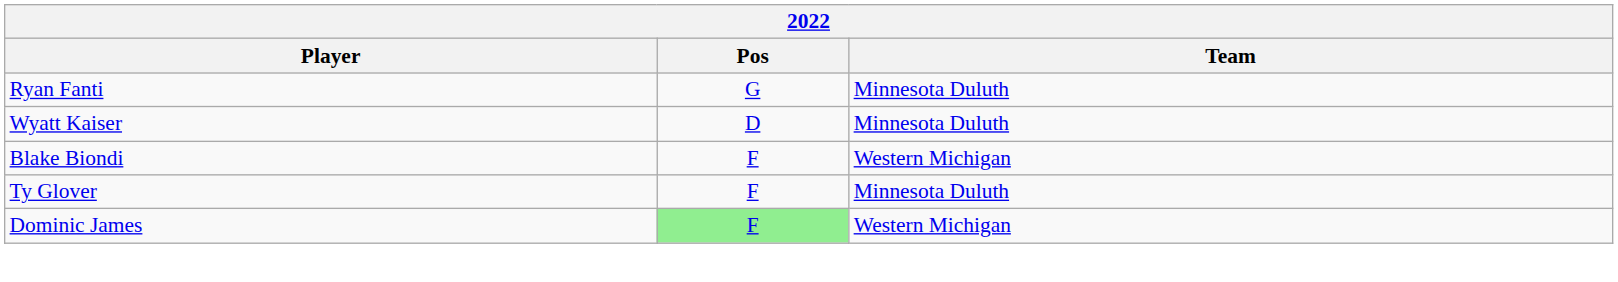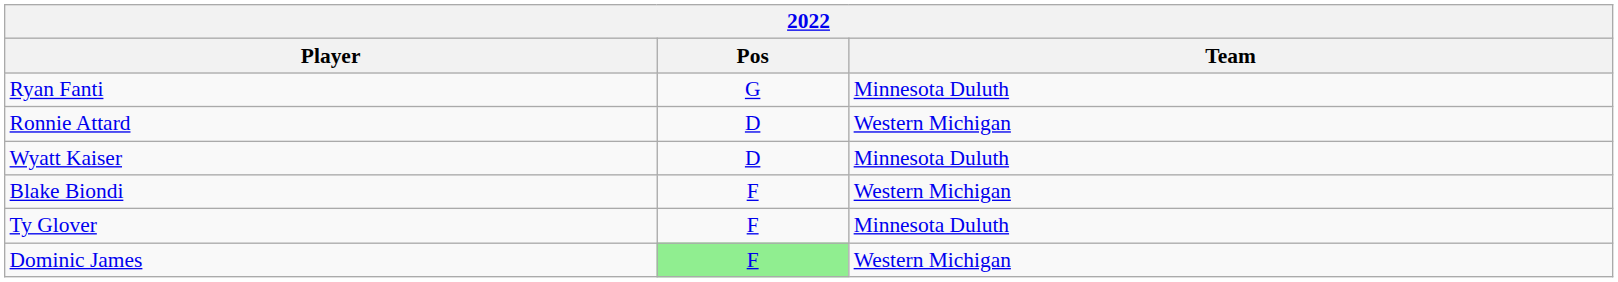+ row: (70, 123)
